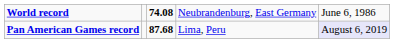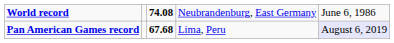(161, 30) 87.68 -> (161, 30) 67.68
